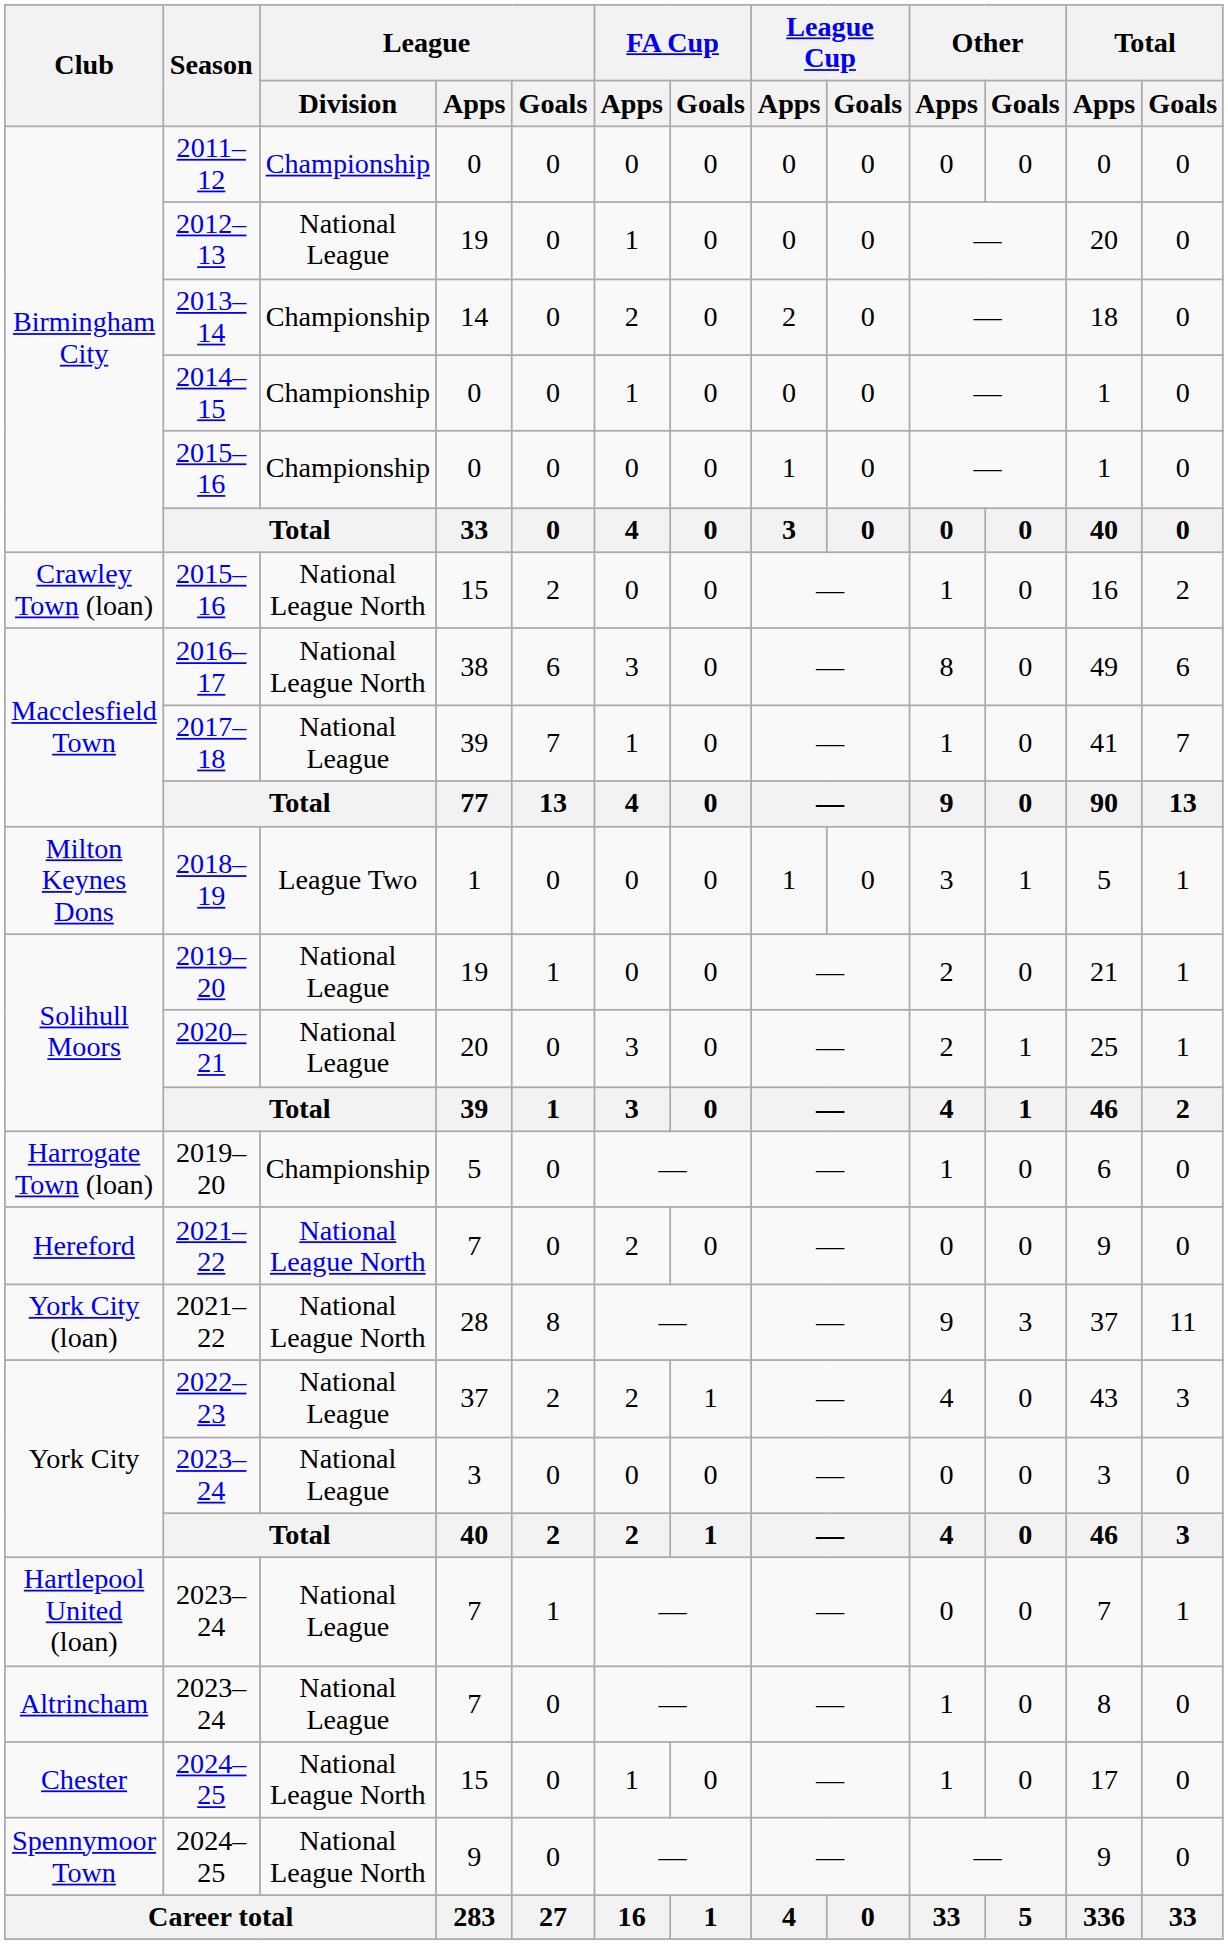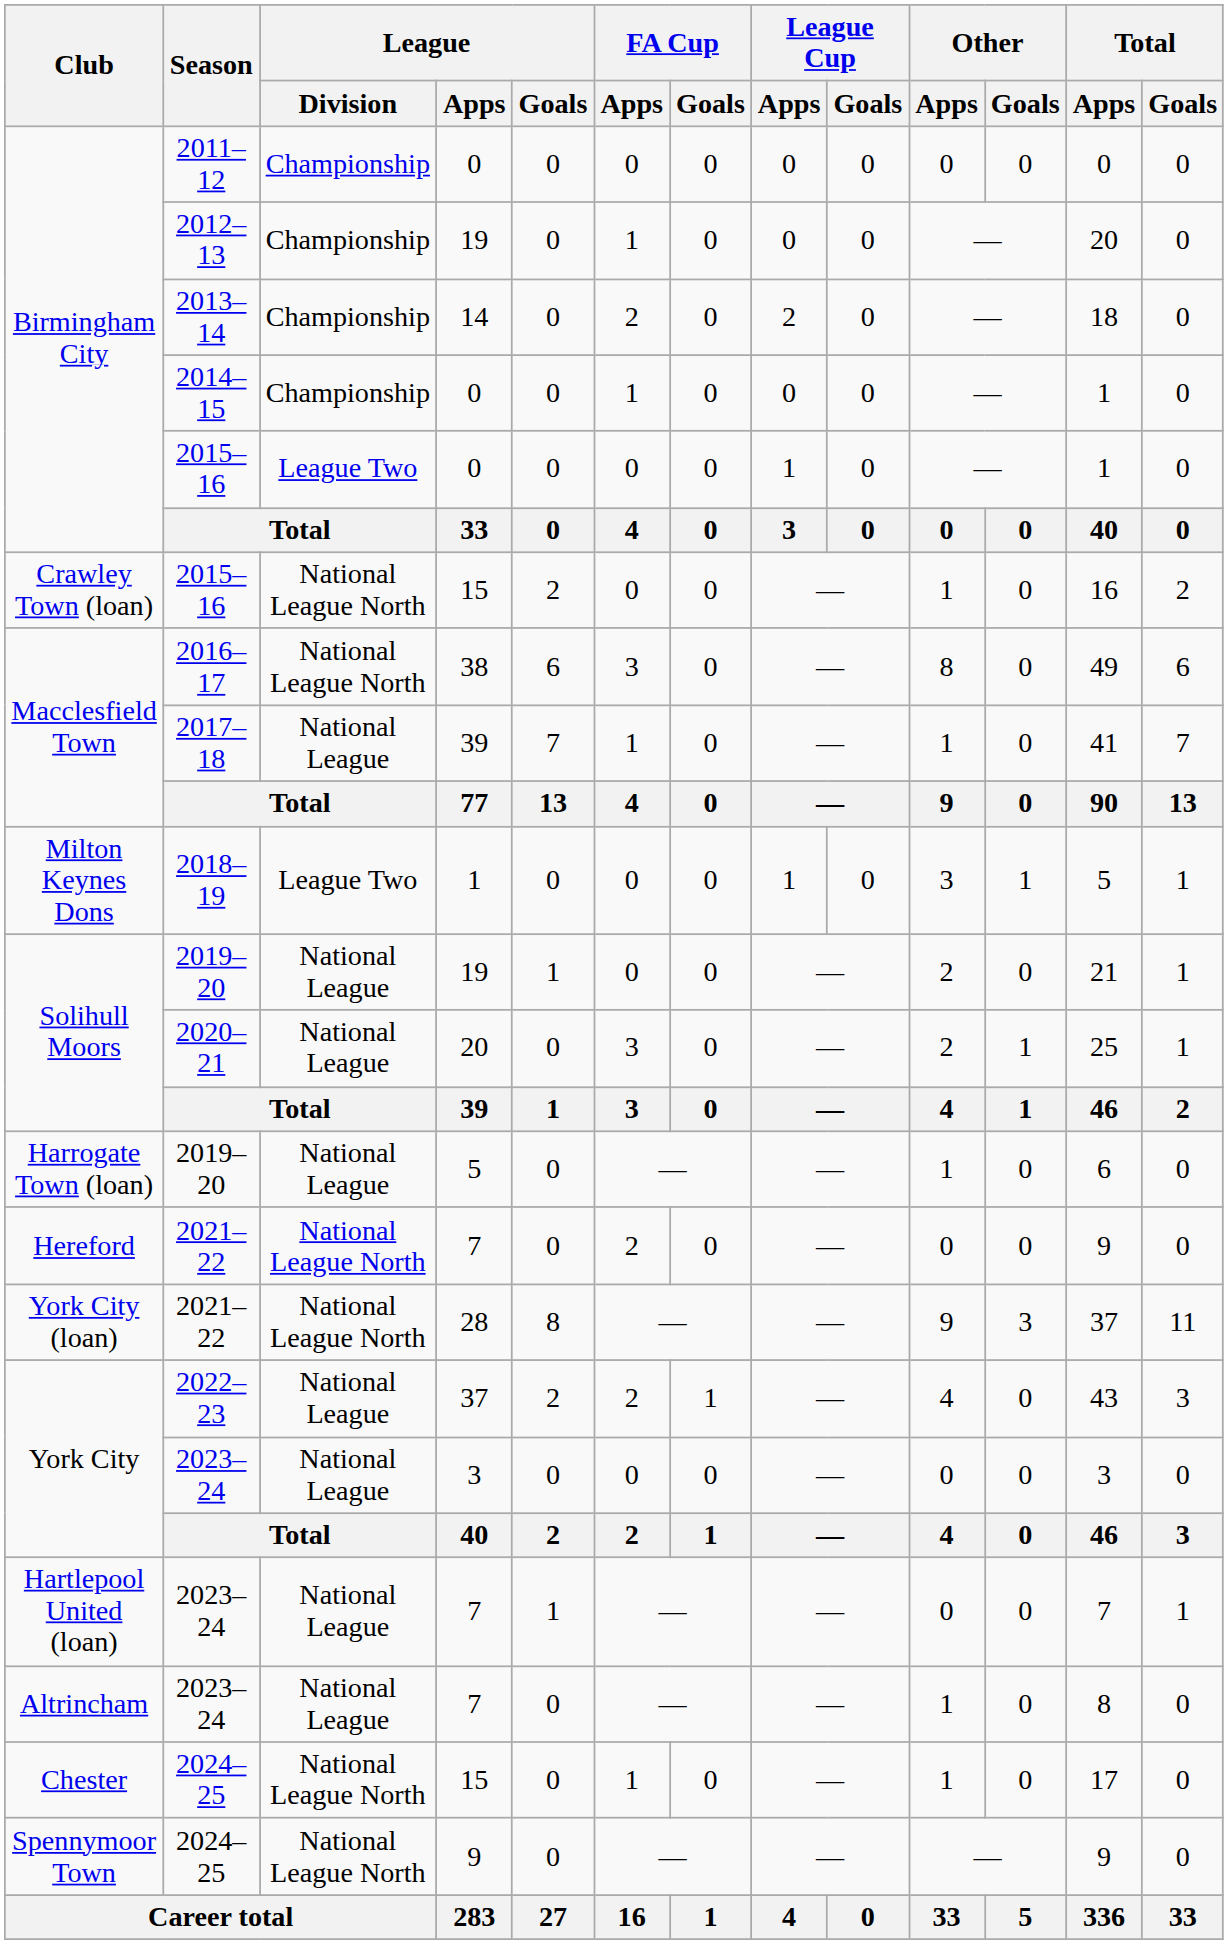(348, 240) National League -> (348, 240) Championship
(348, 469) Championship -> (348, 469) League Two
(348, 1169) Championship -> (348, 1169) National League
